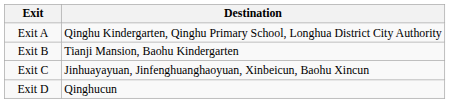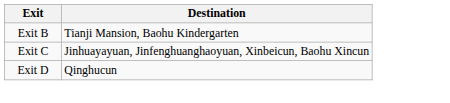- row: (33, 32)
